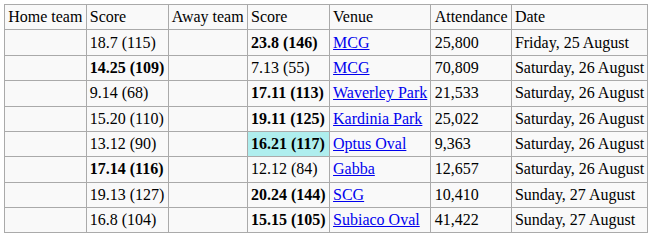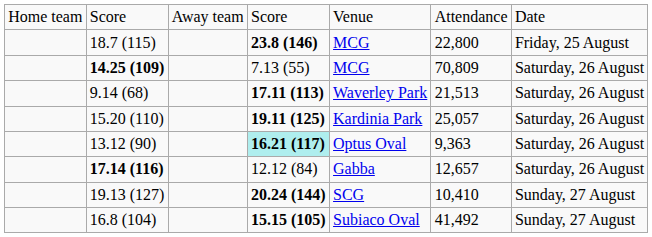(457, 42) 25,800 -> (457, 42) 22,800
(457, 93) 21,533 -> (457, 93) 21,513
(457, 118) 25,022 -> (457, 118) 25,057
(457, 220) 41,422 -> (457, 220) 41,492
